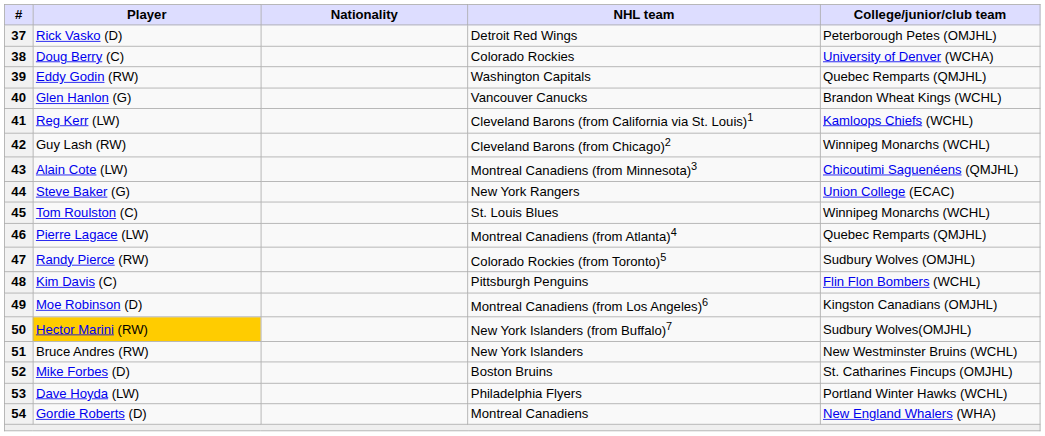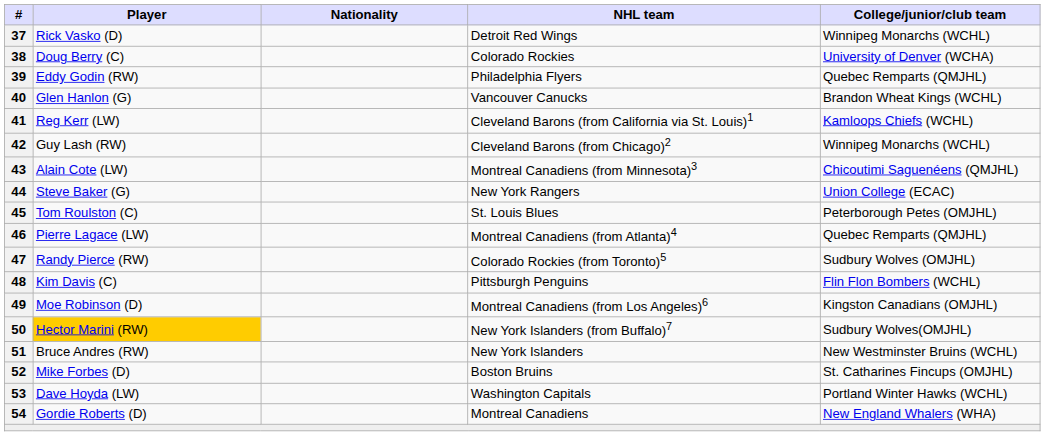(910, 35) Peterborough Petes (OMJHL) -> (906, 35) Winnipeg Monarchs (WCHL)
(531, 77) Washington Capitals -> (526, 77) Philadelphia Flyers
(906, 212) Winnipeg Monarchs (WCHL) -> (910, 212) Peterborough Petes (OMJHL)
(526, 393) Philadelphia Flyers -> (531, 393) Washington Capitals
